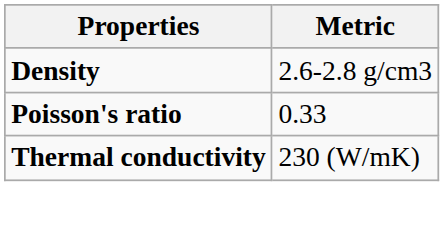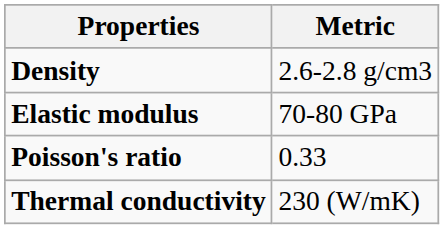+ row: (105, 113)
